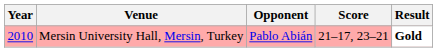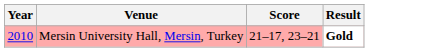- column: (281, 15)
